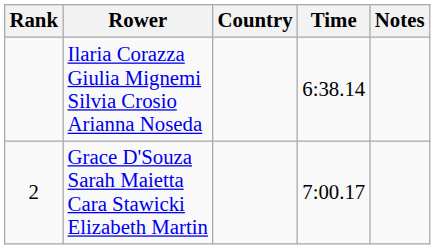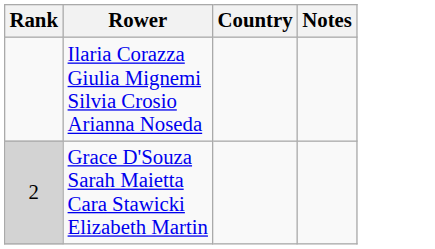- column: (334, 20)
(34, 192) no background -> (34, 192) lightgrey background
